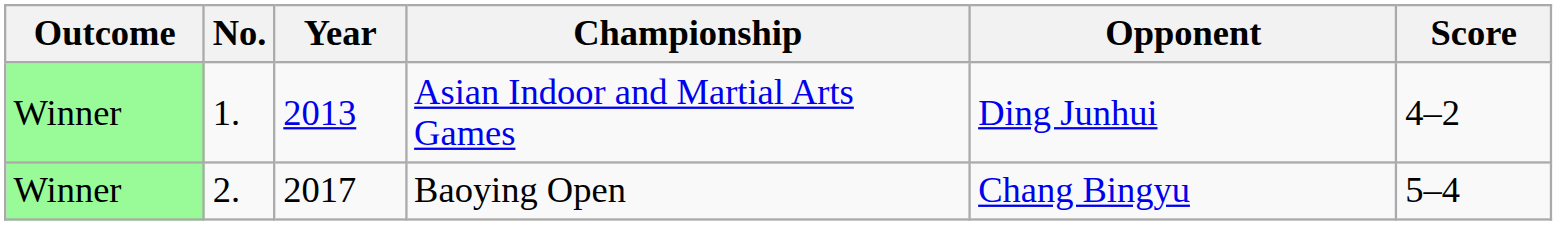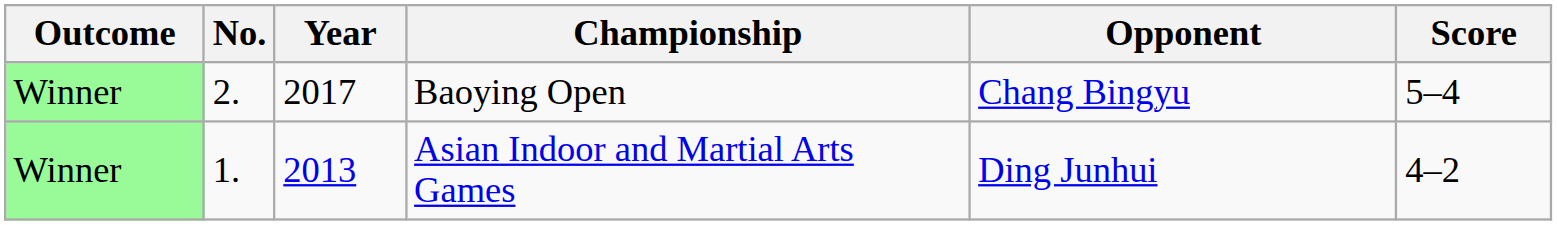rows swapped: (634, 111) <-> (520, 190)
